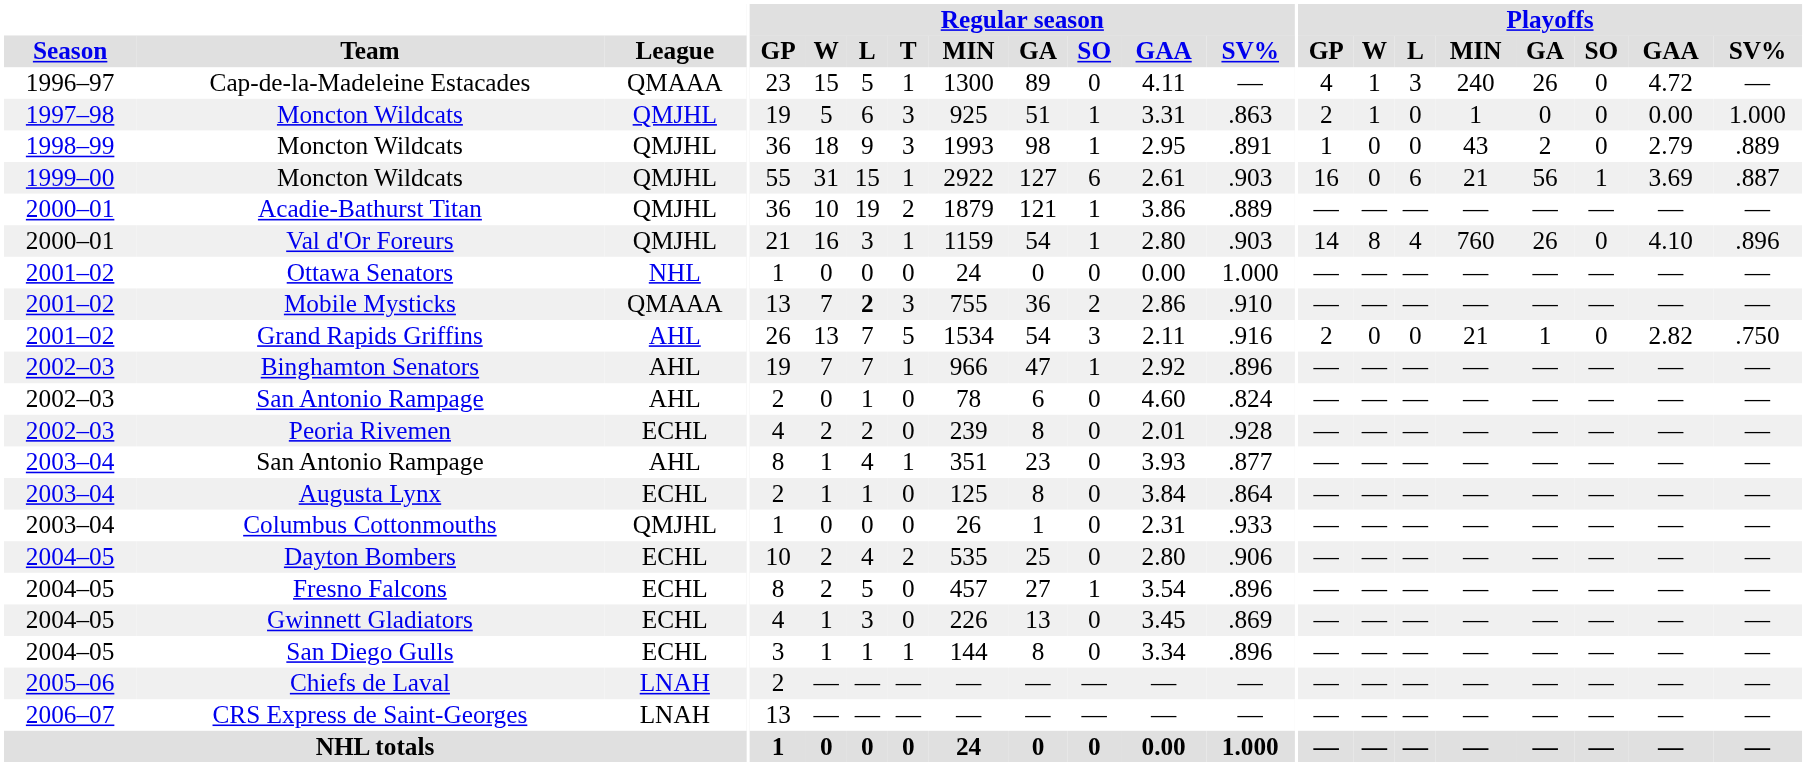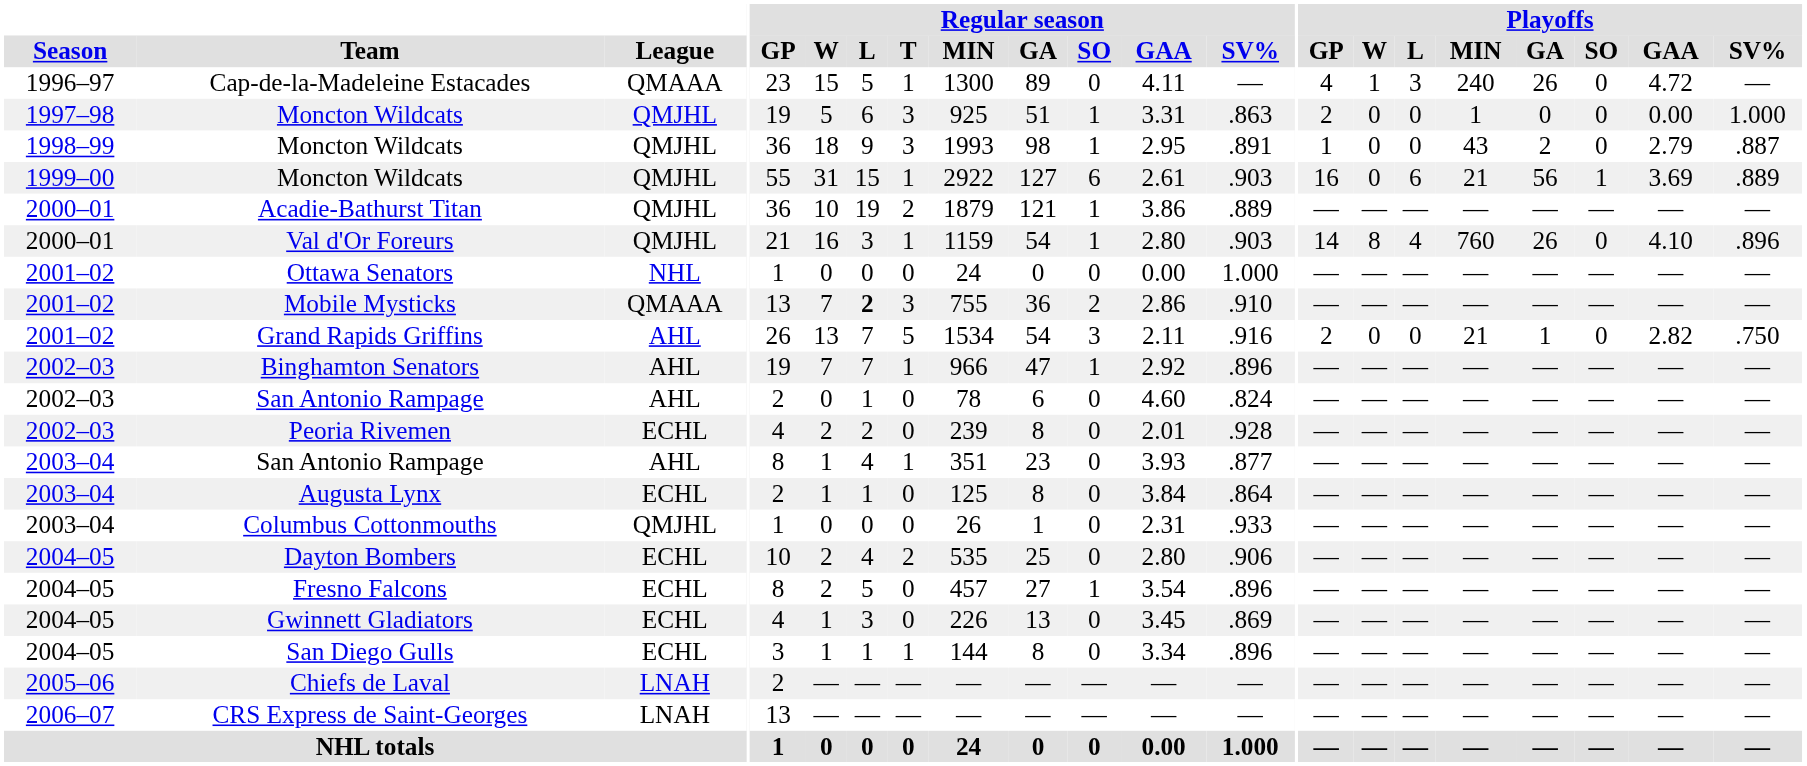(1374, 114) 1 -> (1374, 114) 0
(1757, 145) .889 -> (1757, 145) .887
(1757, 177) .887 -> (1757, 177) .889
